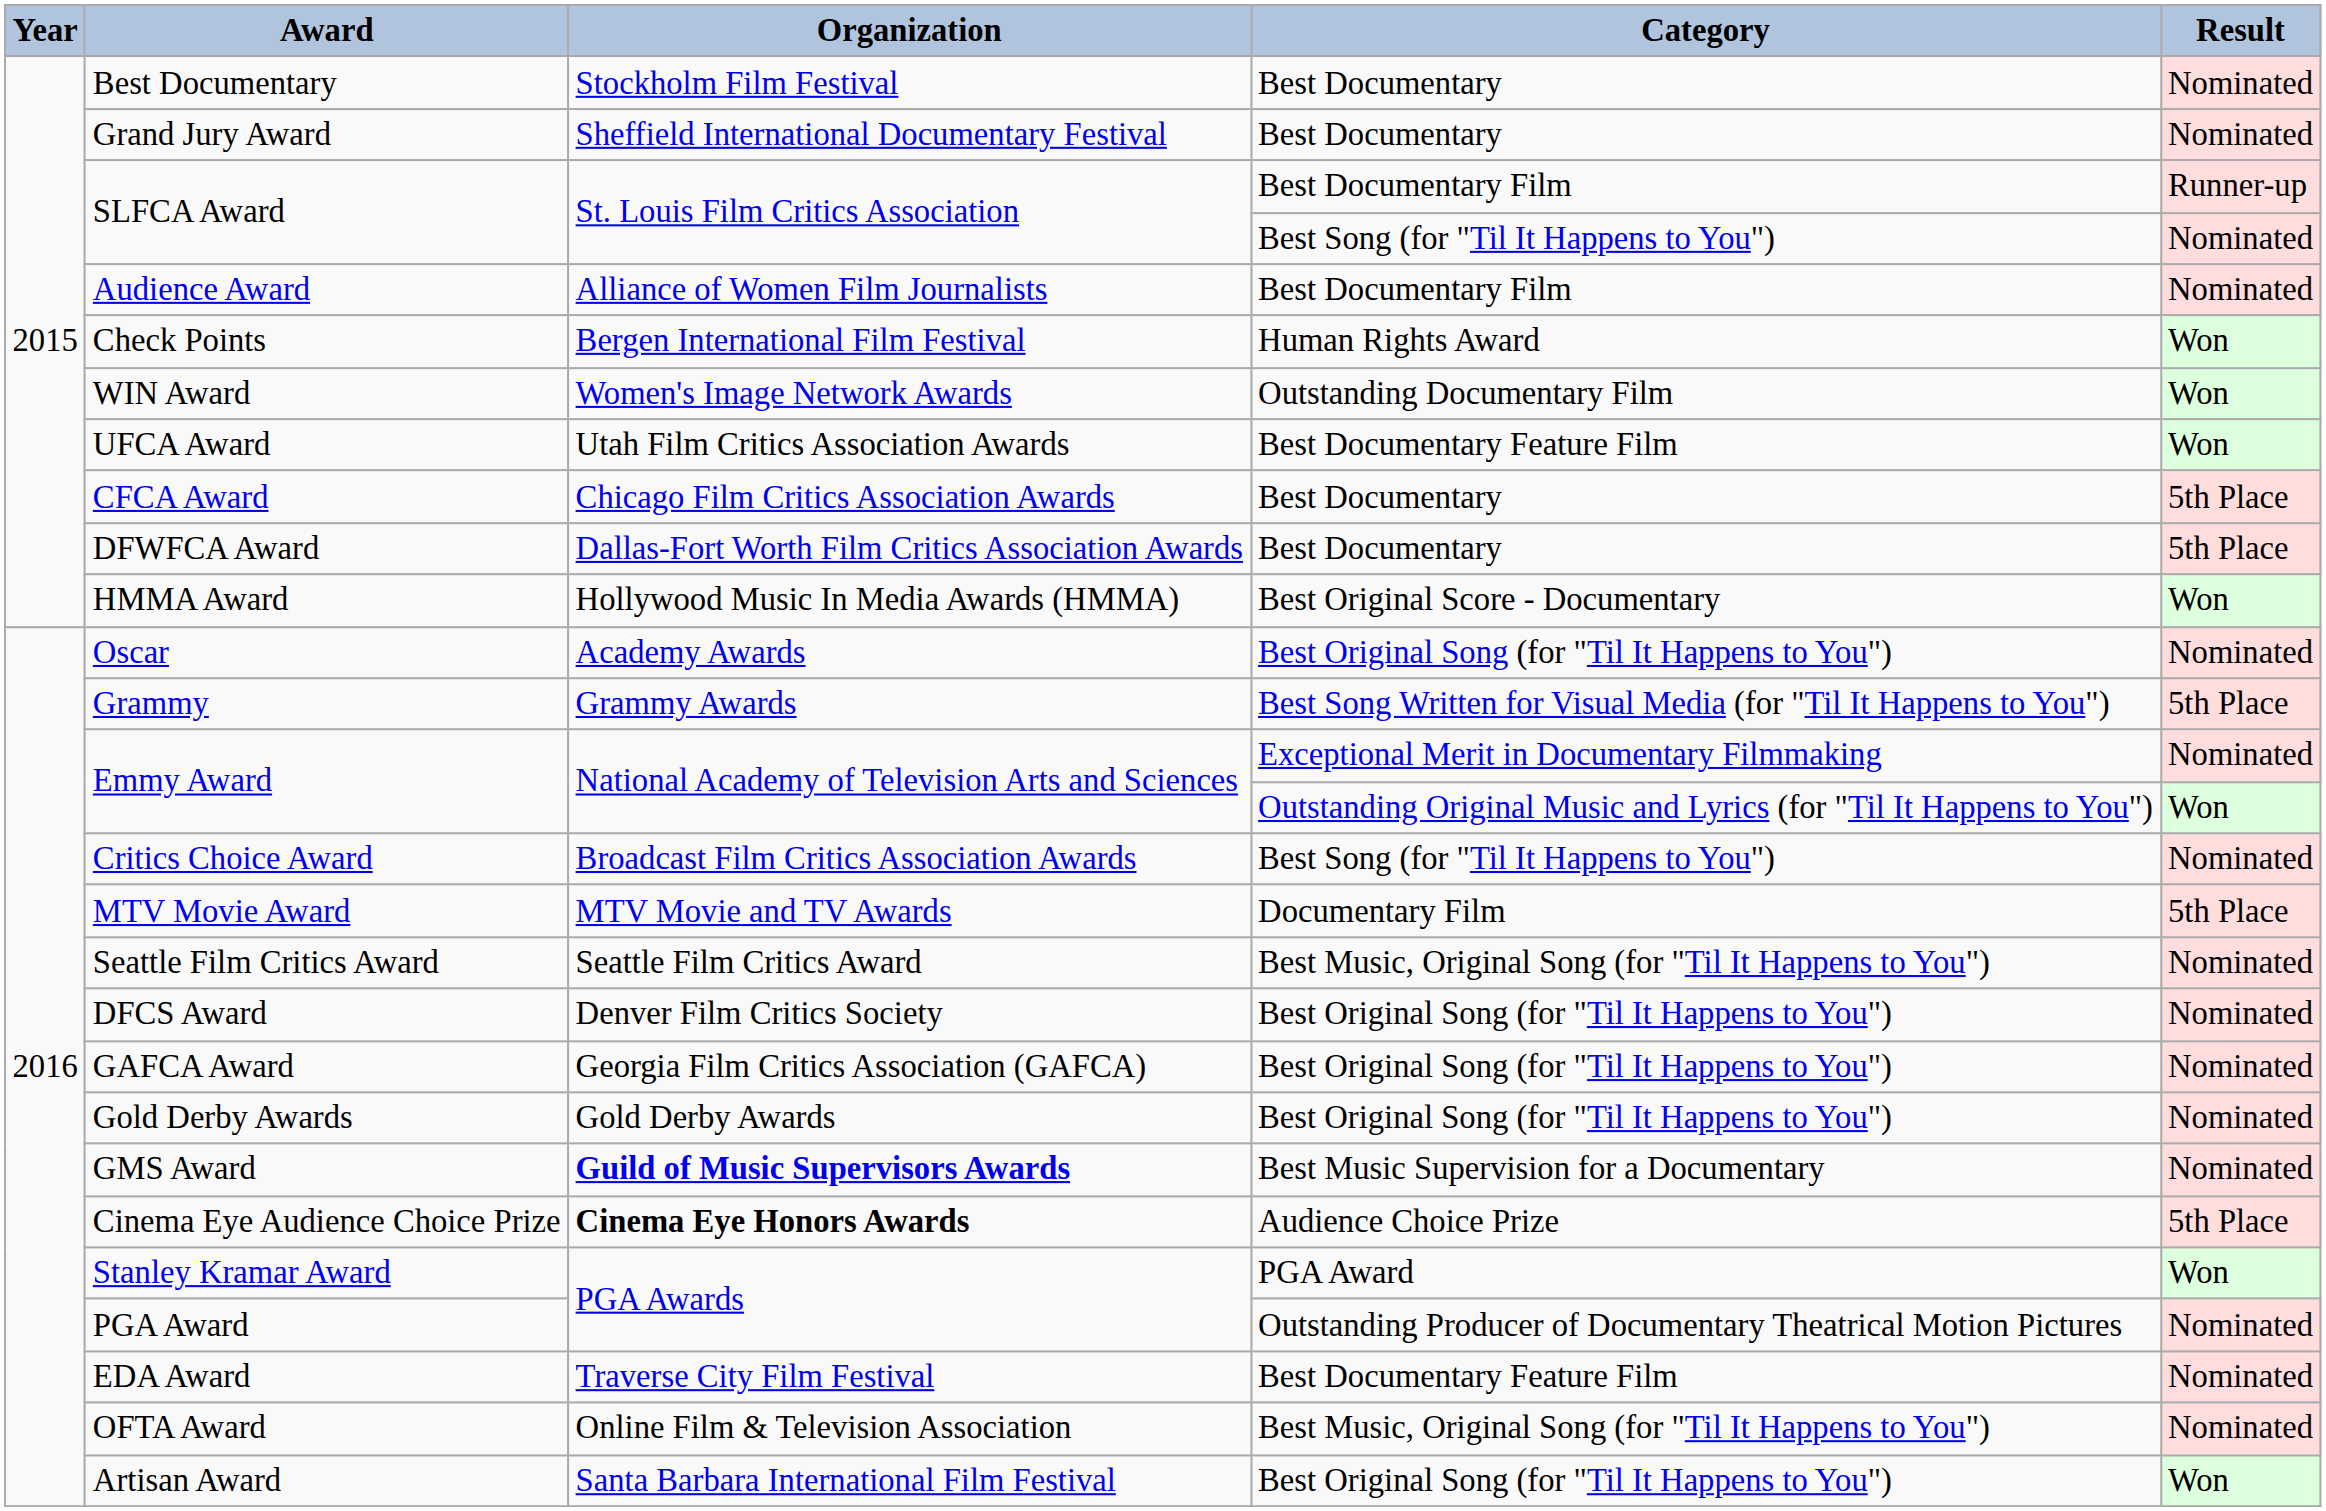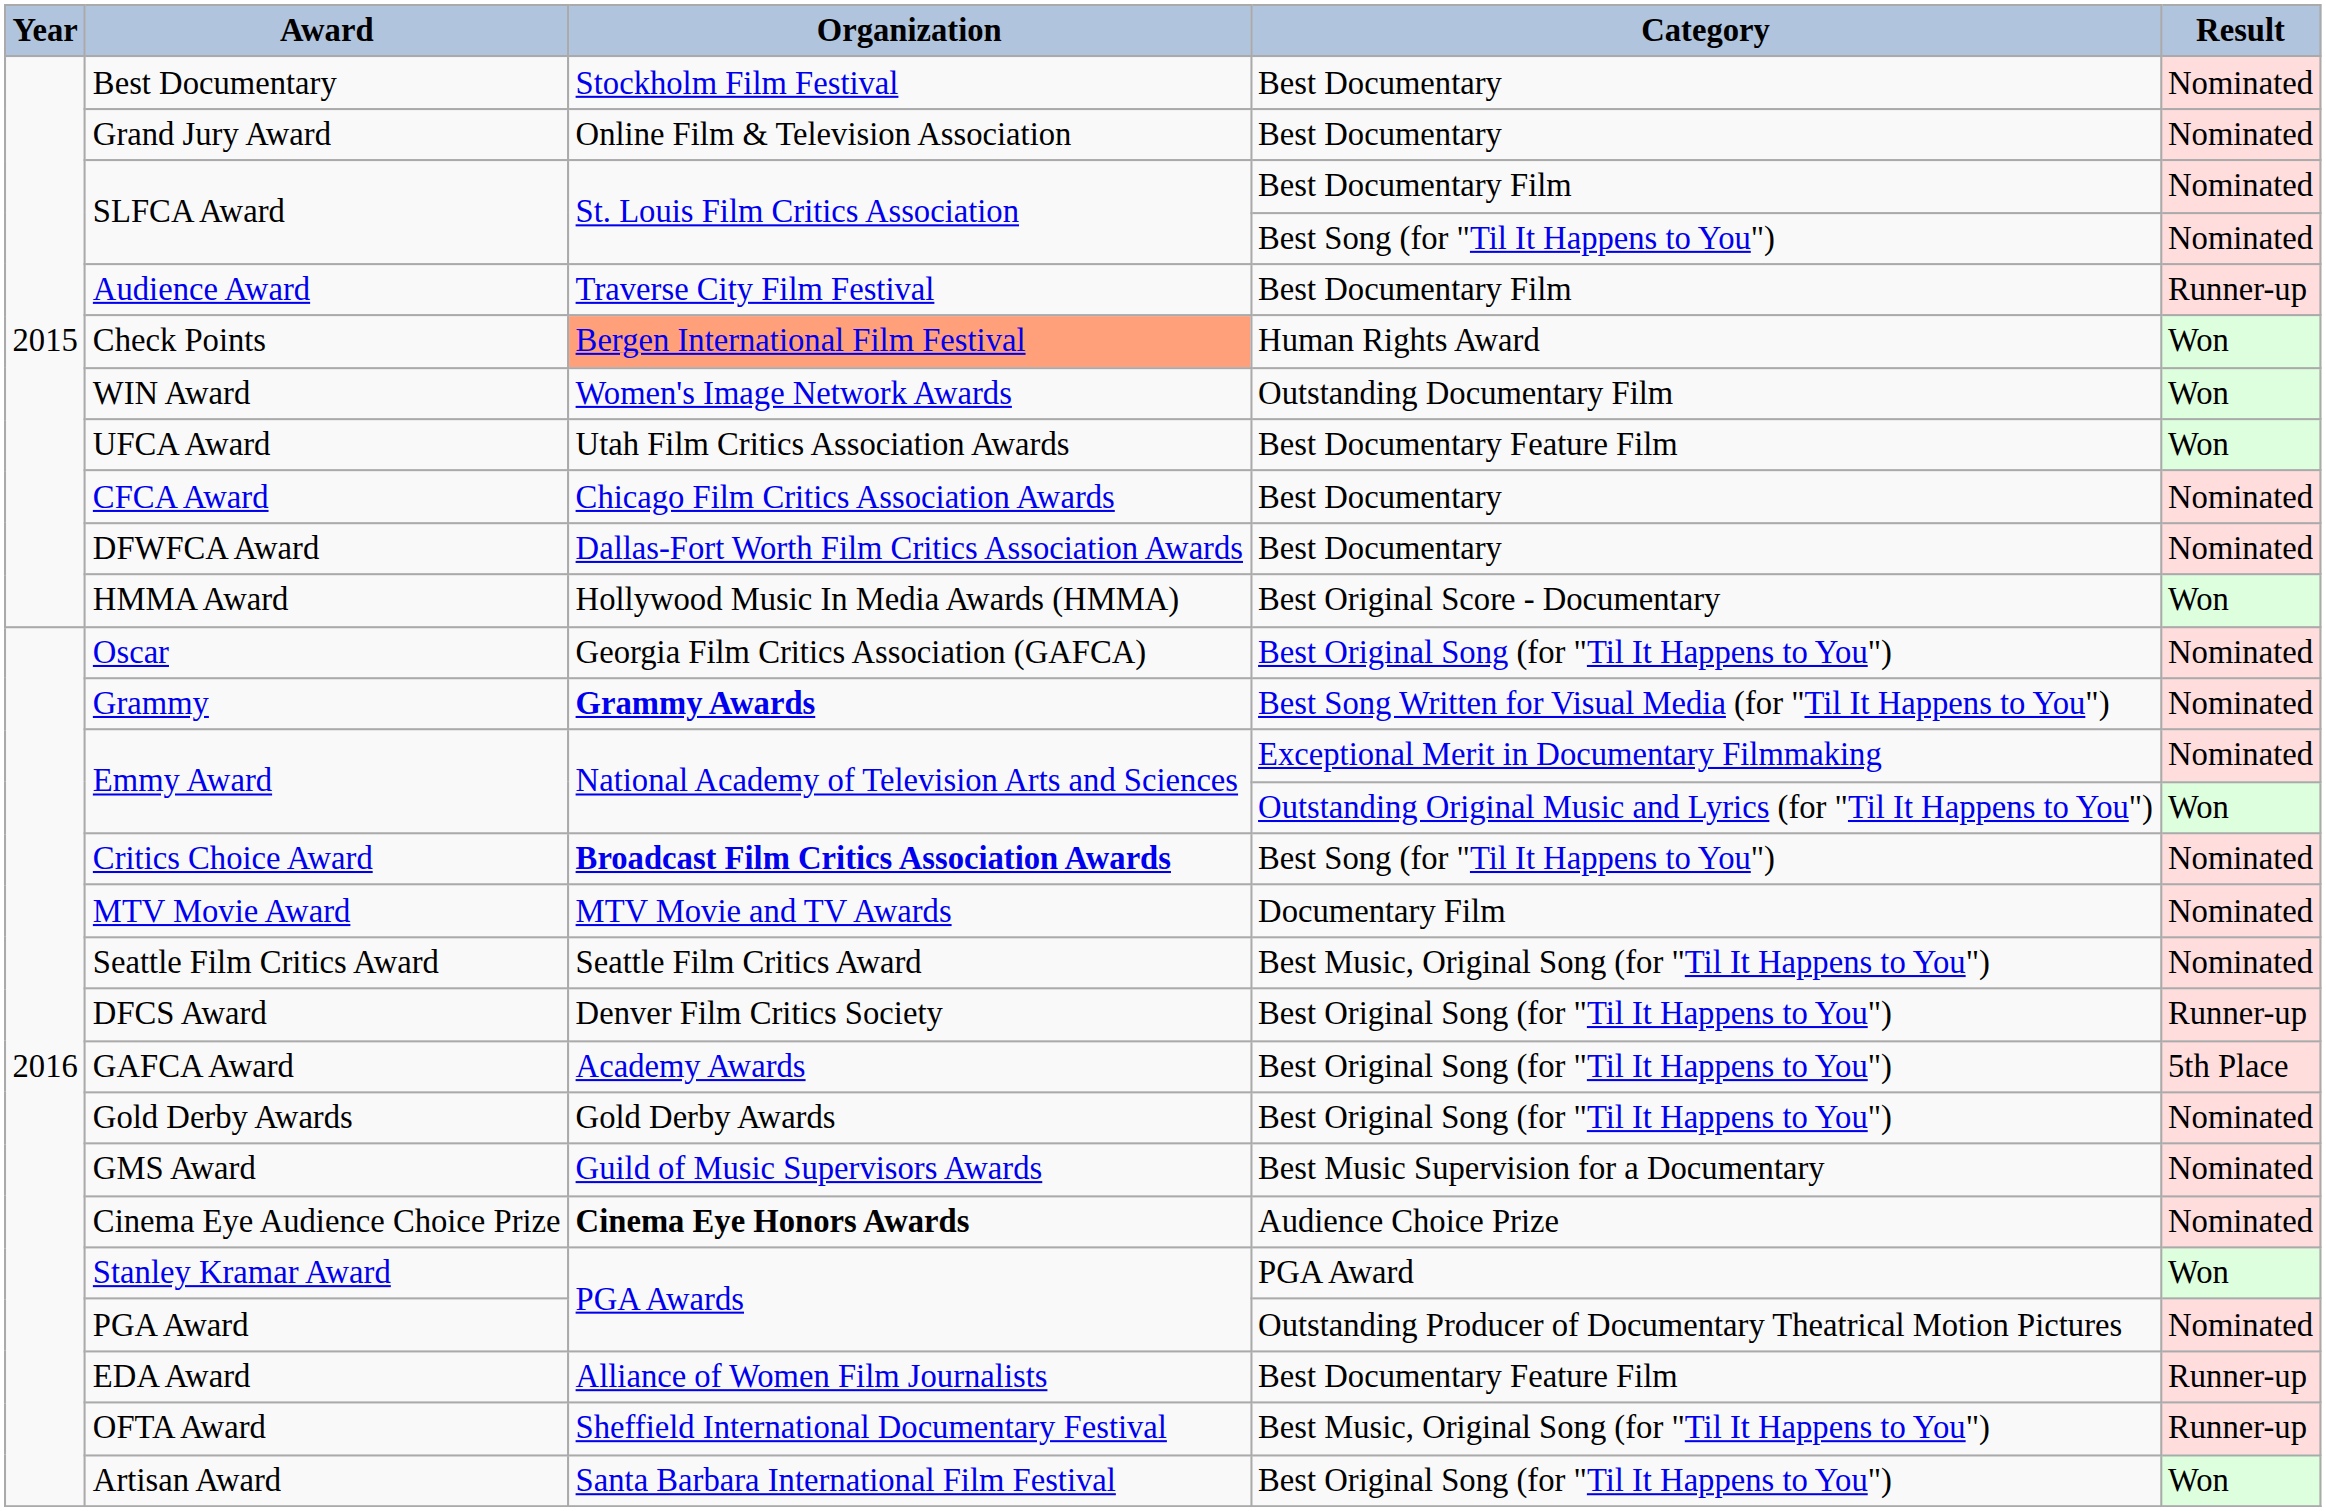(871, 133) Sheffield International Documentary Festival -> (824, 133) Online Film & Television Association
(2237, 185) Runner-up -> (2241, 185) Nominated
(812, 289) Alliance of Women Film Journalists -> (755, 289) Traverse City Film Festival
(2241, 289) Nominated -> (2237, 289) Runner-up
(801, 340) no background -> (801, 340) lightsalmon background
(2228, 496) 5th Place -> (2241, 496) Nominated
(2228, 548) 5th Place -> (2241, 548) Nominated
(691, 651) Academy Awards -> (861, 651) Georgia Film Critics Association (GAFCA)
(686, 703) normal -> (695, 703) bold
(2228, 703) 5th Place -> (2241, 703) Nominated
(856, 858) normal -> (873, 858) bold
(2228, 910) 5th Place -> (2241, 910) Nominated
(2241, 1013) Nominated -> (2237, 1013) Runner-up
(861, 1065) Georgia Film Critics Association (GAFCA) -> (691, 1065) Academy Awards
(2241, 1065) Nominated -> (2228, 1065) 5th Place
(823, 1169) bold -> (809, 1169) normal
(2228, 1220) 5th Place -> (2241, 1220) Nominated
(755, 1376) Traverse City Film Festival -> (812, 1376) Alliance of Women Film Journalists
(2241, 1376) Nominated -> (2237, 1376) Runner-up
(824, 1428) Online Film & Television Association -> (871, 1428) Sheffield International Documentary Festival
(2241, 1428) Nominated -> (2237, 1428) Runner-up
